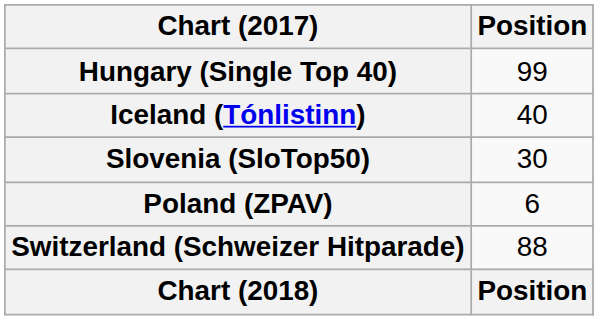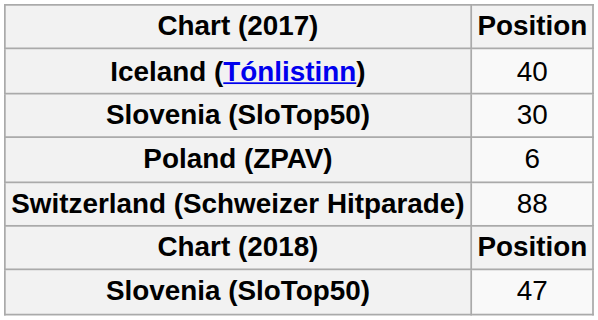- row: (532, 70)
+ row: (532, 291)
